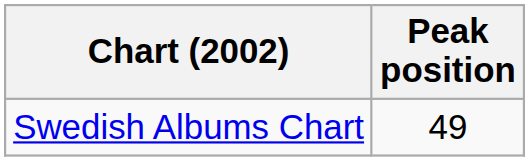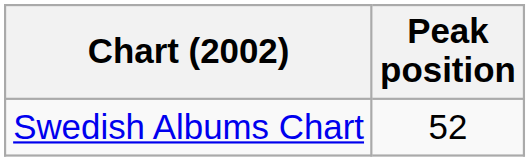(448, 126) 49 -> (448, 126) 52
